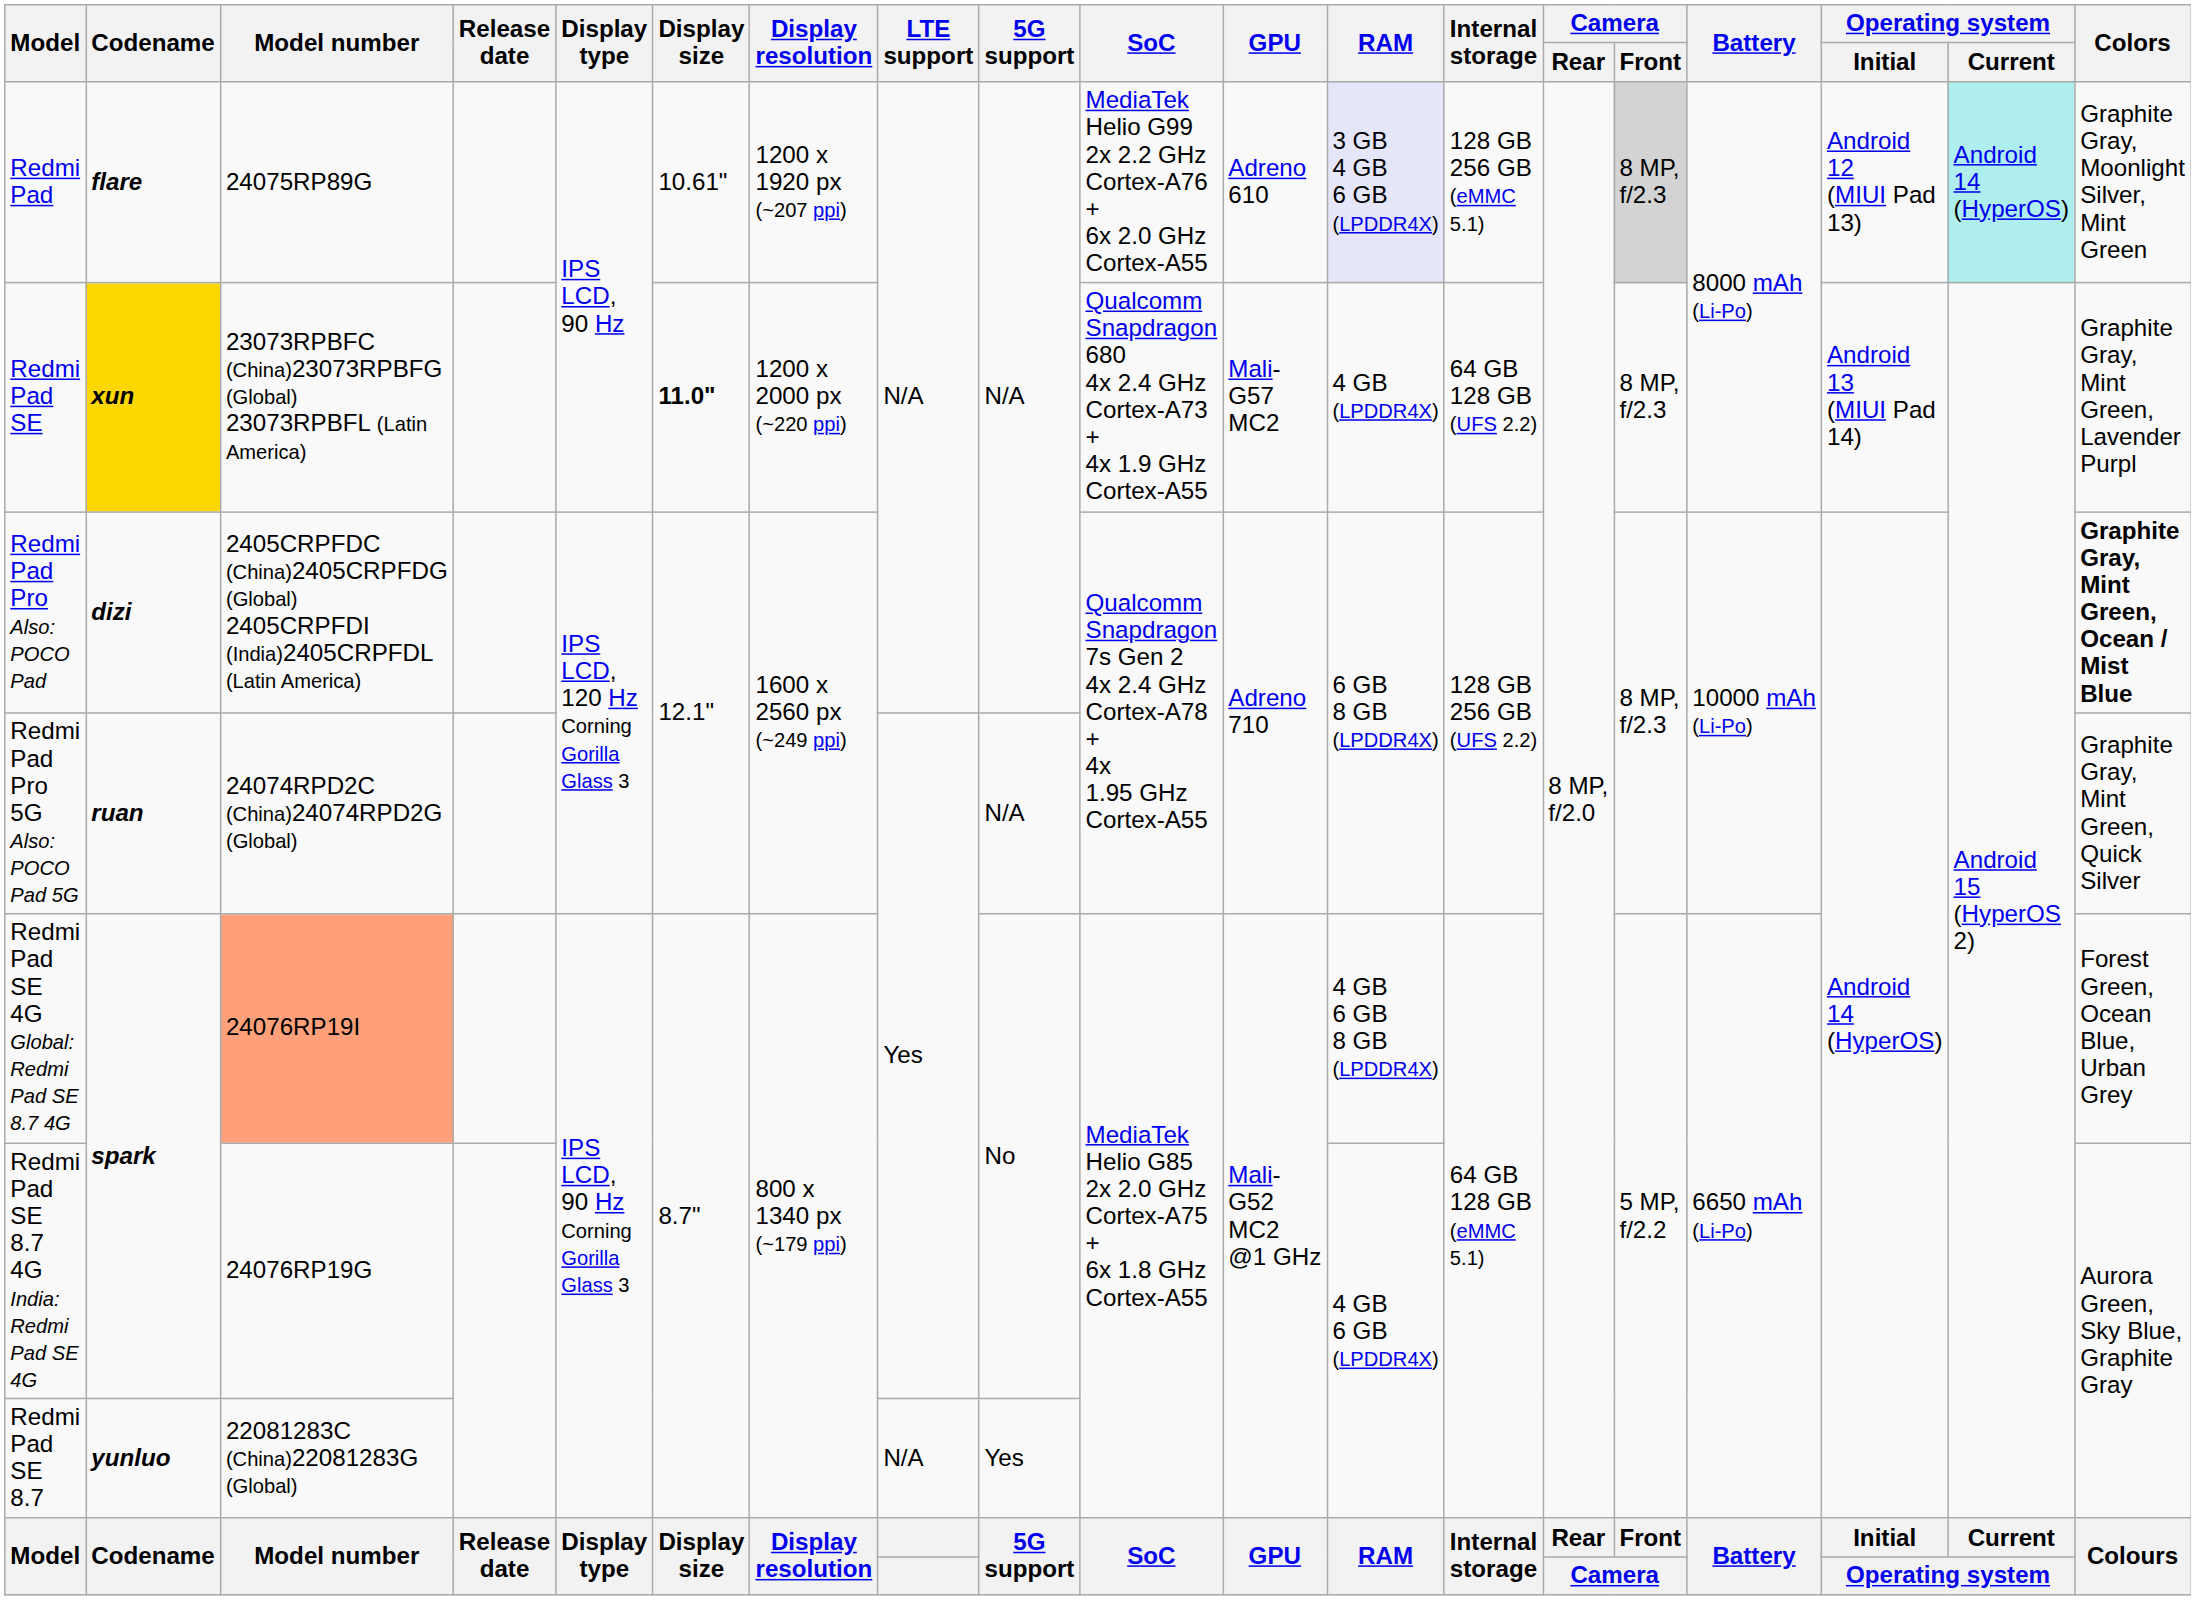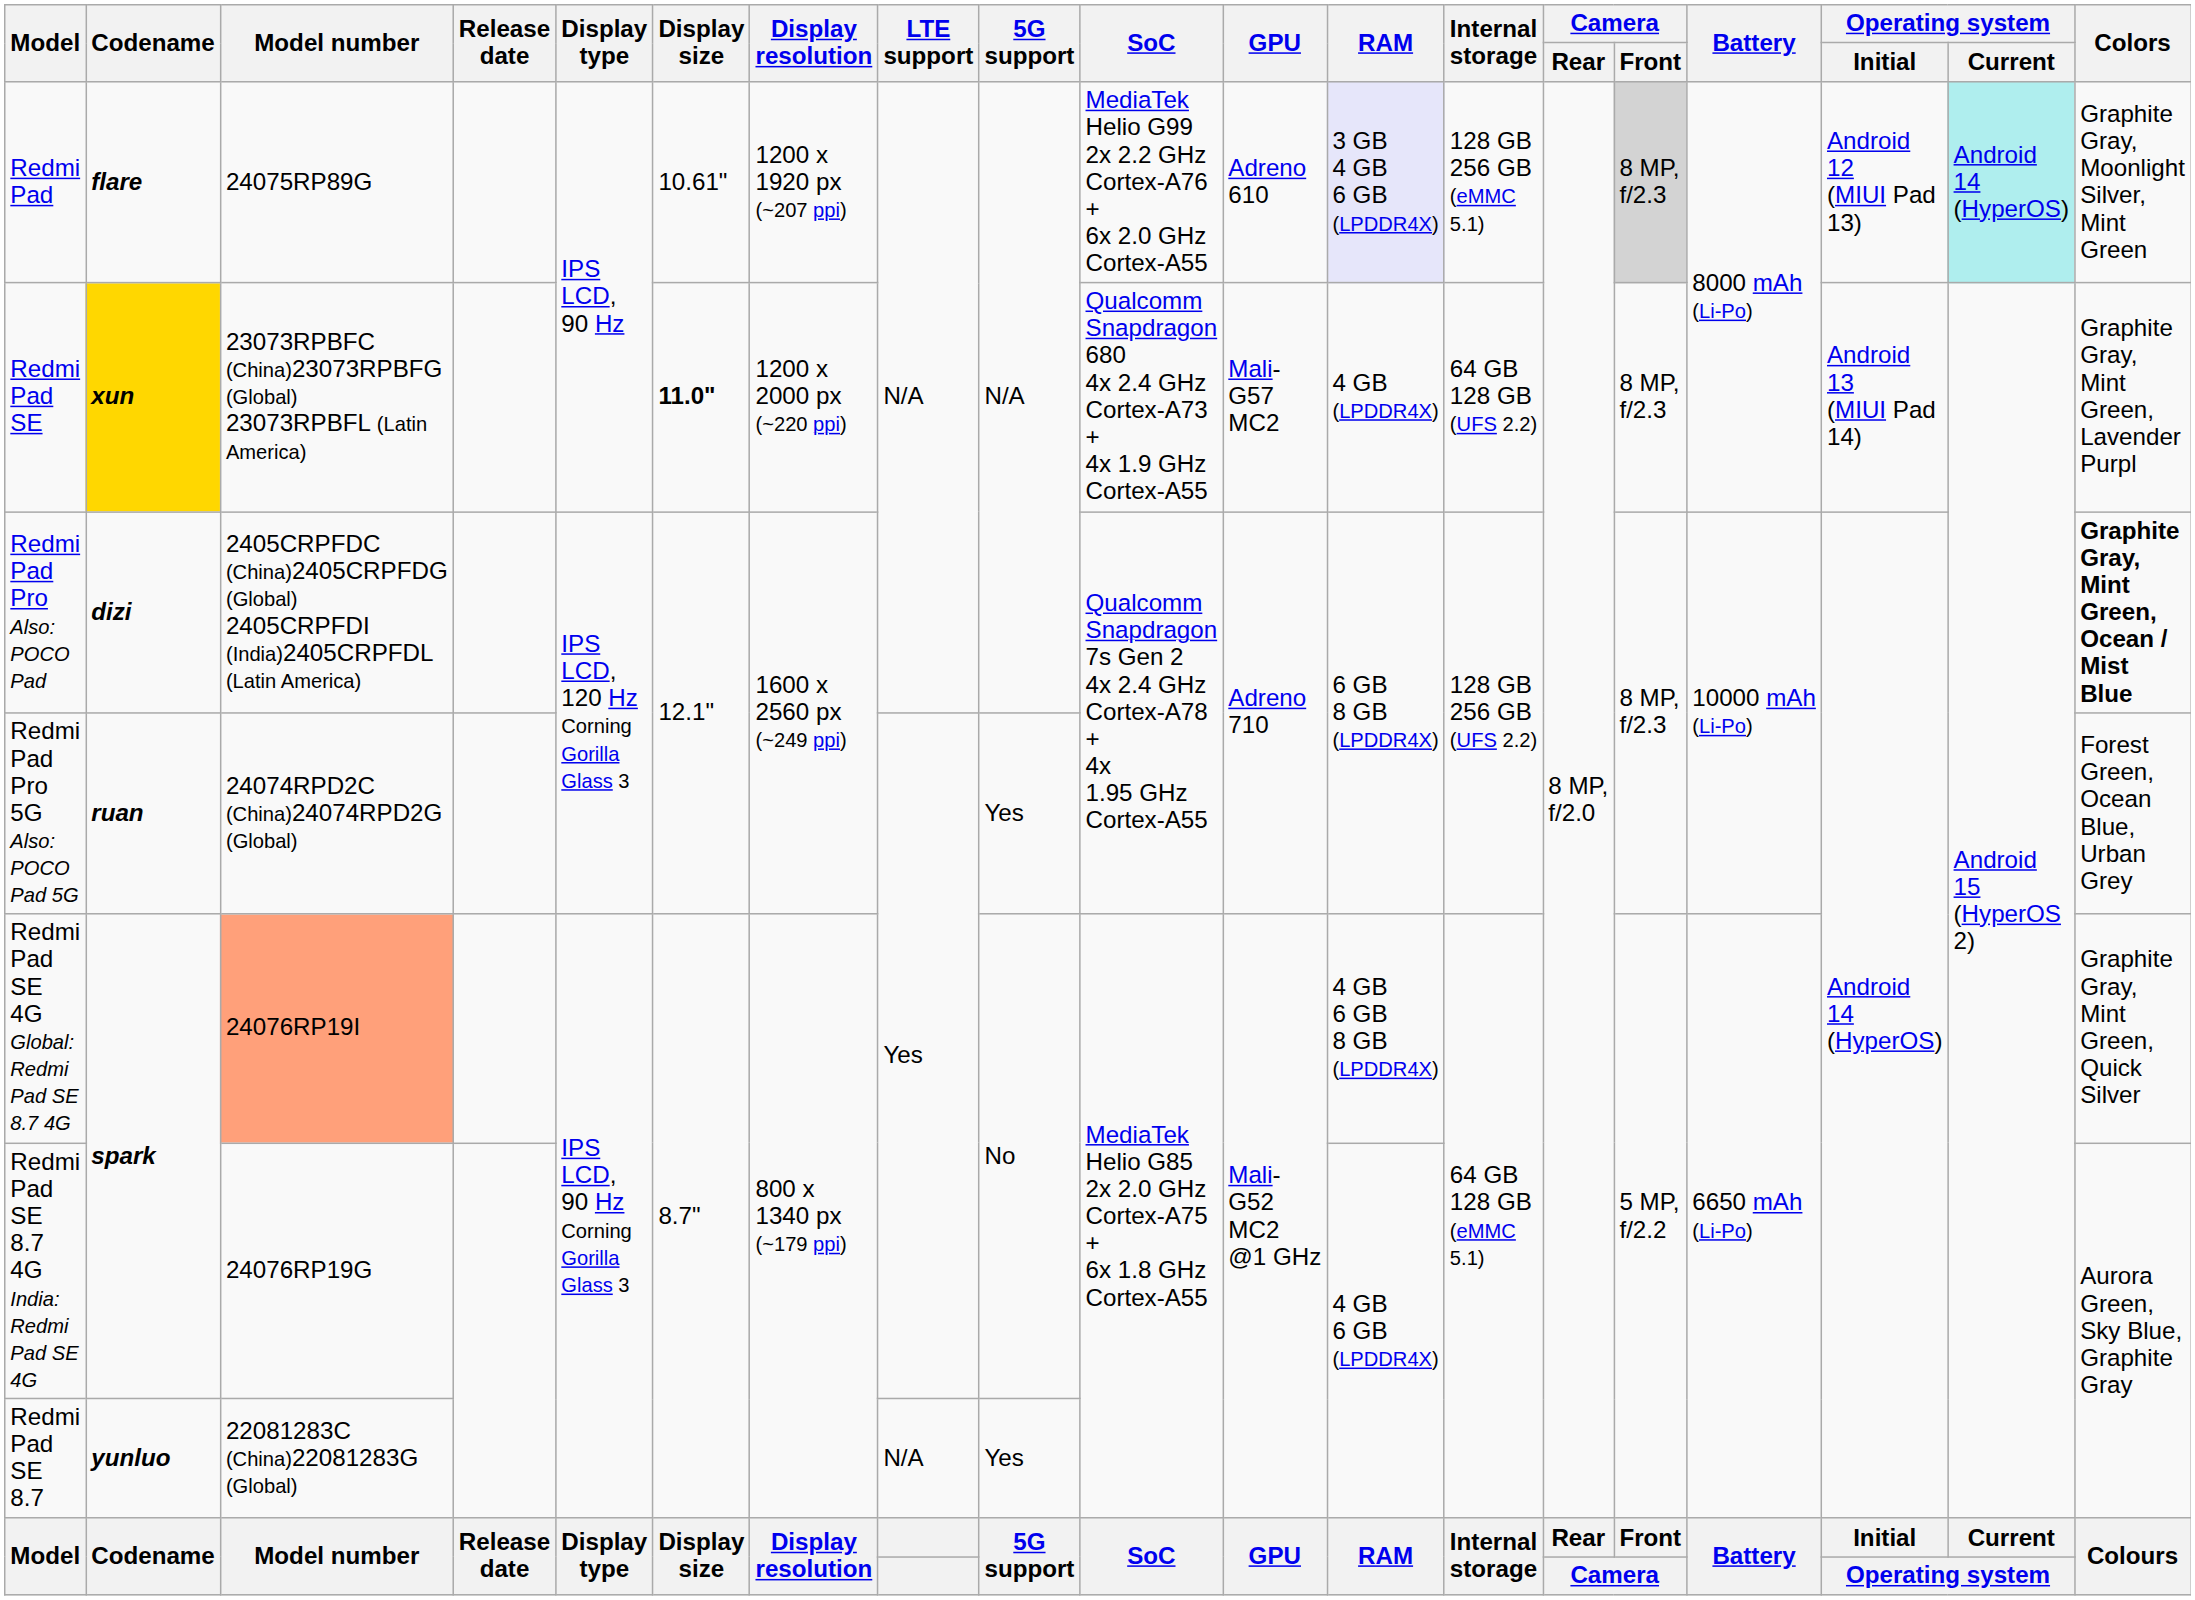(1005, 813) N/A -> (1004, 813) Yes
(2126, 813) Graphite Gray, Mint Green, Quick Silver -> (2117, 813) Forest Green, Ocean Blue, Urban Grey
(2117, 1028) Forest Green, Ocean Blue, Urban Grey -> (2126, 1028) Graphite Gray, Mint Green, Quick Silver
